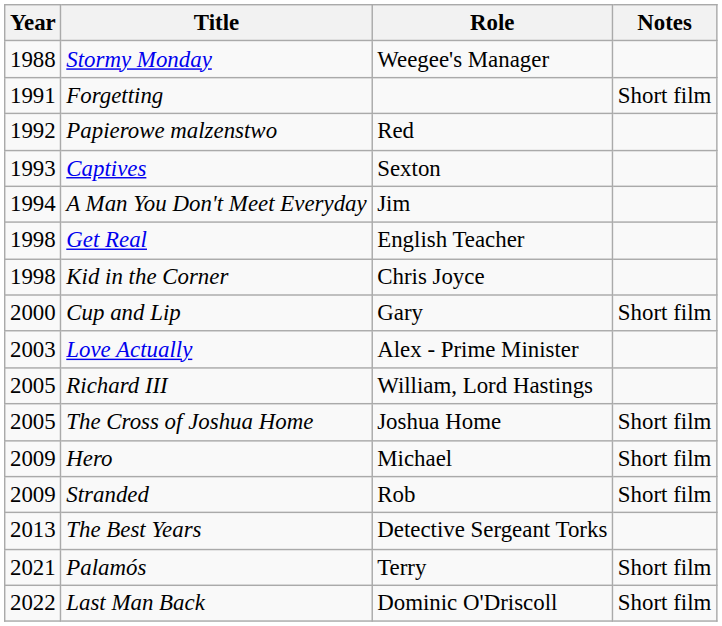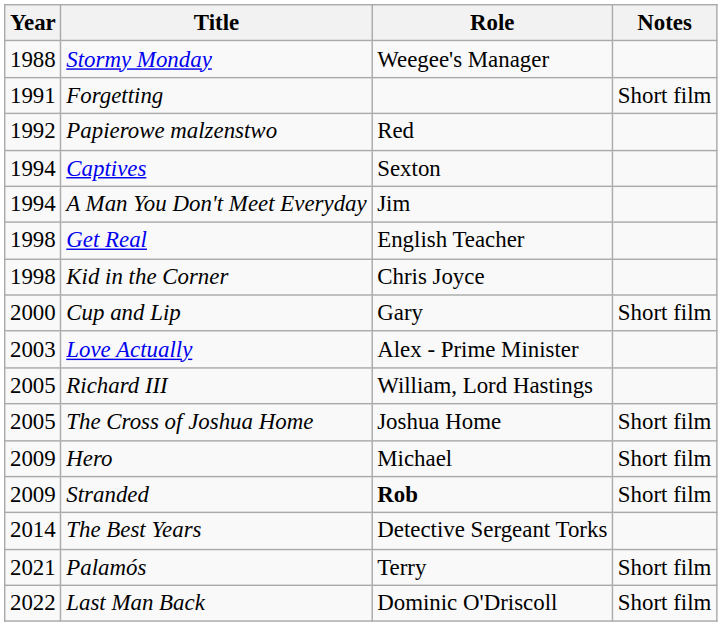(33, 167) 1993 -> (33, 167) 1994
(396, 494) normal -> (398, 494) bold
(33, 530) 2013 -> (33, 530) 2014
